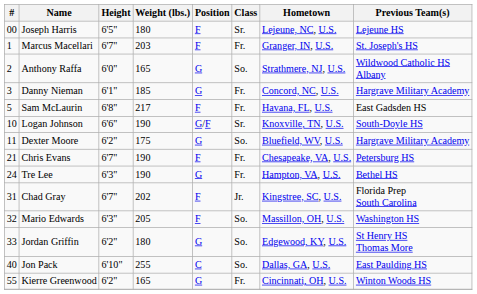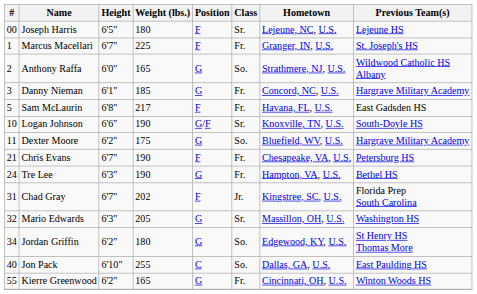(143, 46) 203 -> (143, 46) 225
(198, 219) F -> (199, 219) G
(241, 219) So. -> (240, 219) Sr.
(12, 242) 33 -> (12, 242) 34
